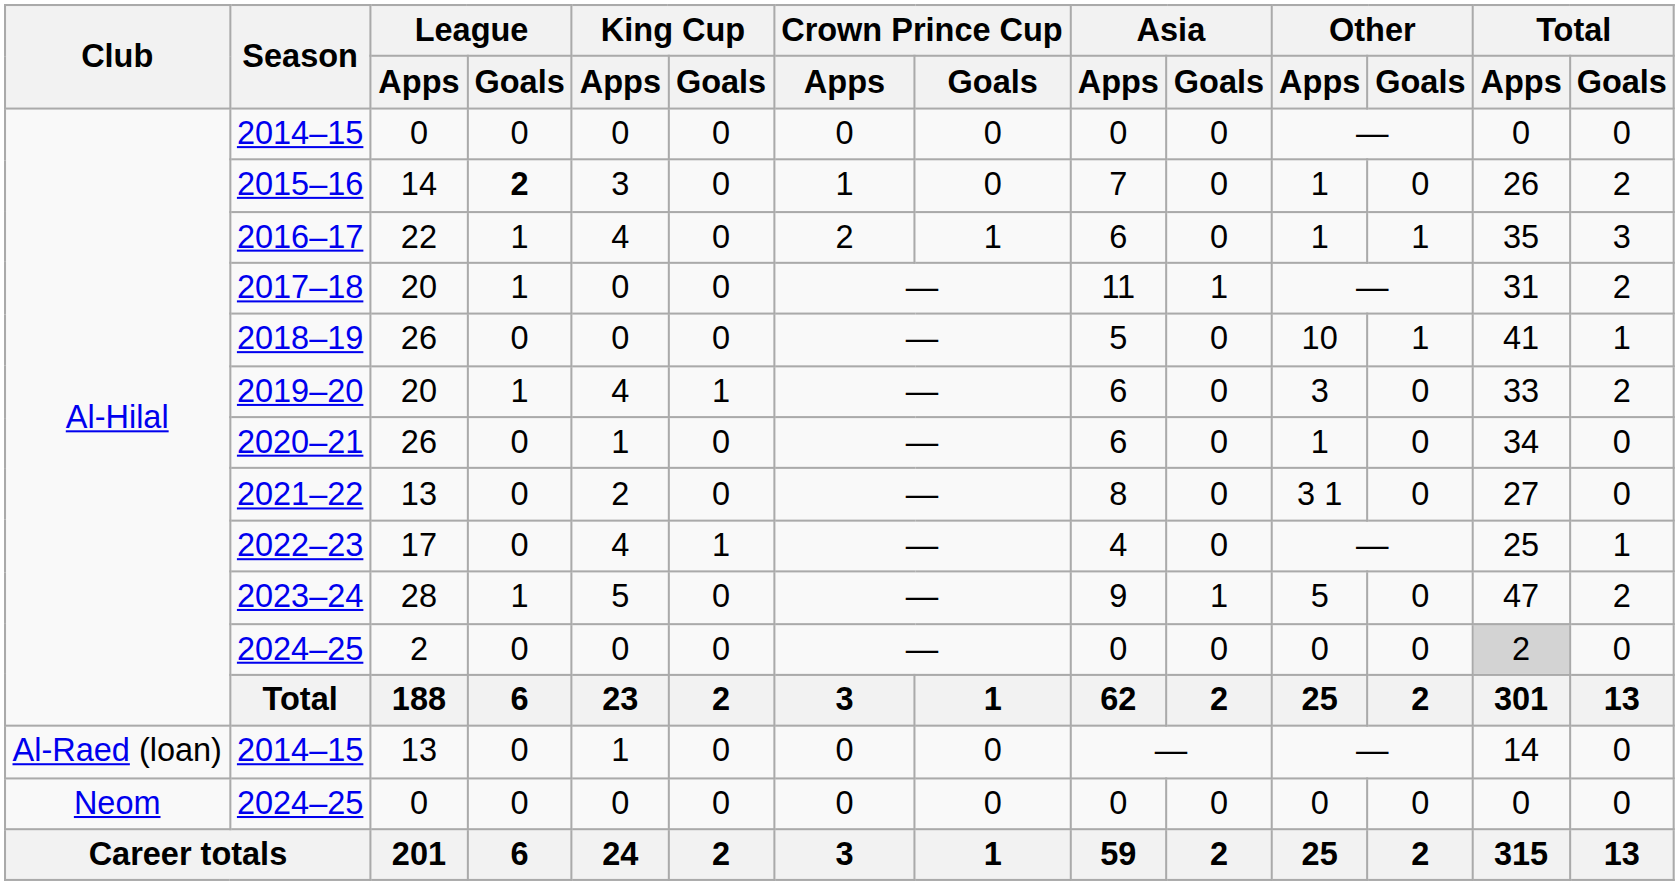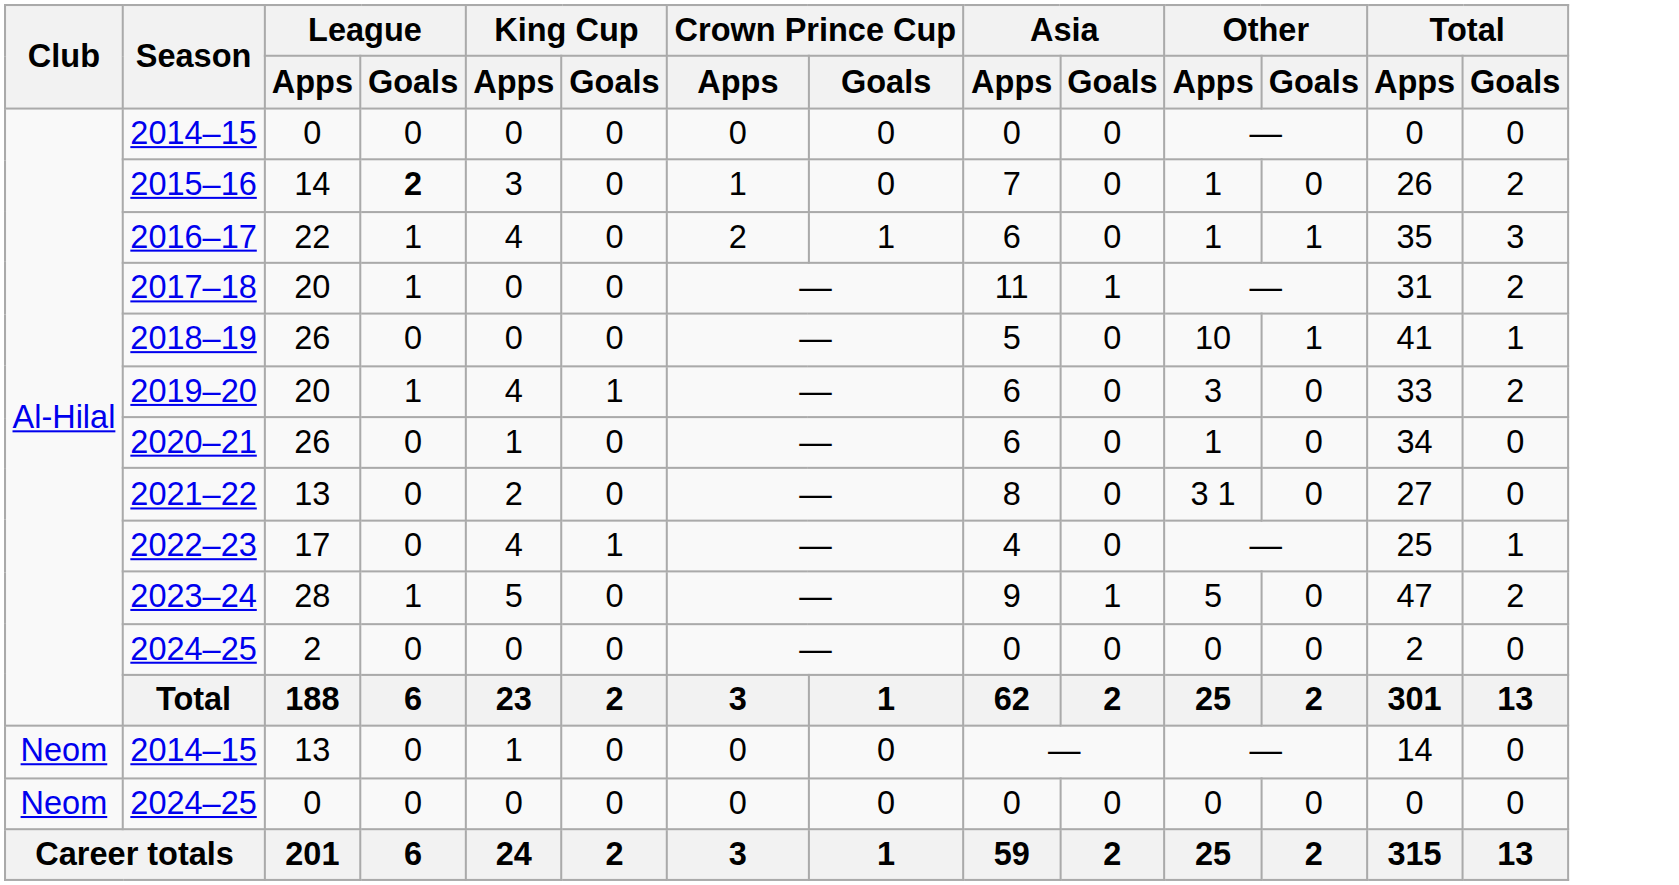(1521, 648) lightgrey background -> (1415, 648) no background
(117, 751) Al-Raed (loan) -> (64, 751) Neom
